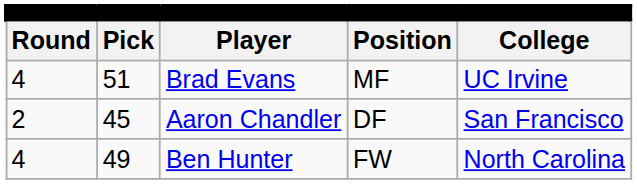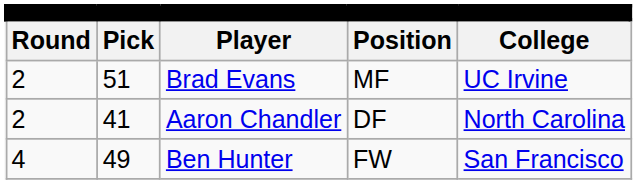(19, 80) 4 -> (19, 80) 2
(117, 119) 45 -> (117, 119) 41
(544, 119) San Francisco -> (544, 119) North Carolina
(544, 159) North Carolina -> (544, 159) San Francisco
